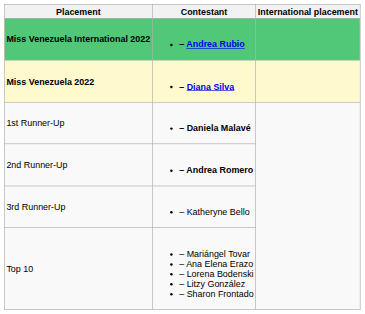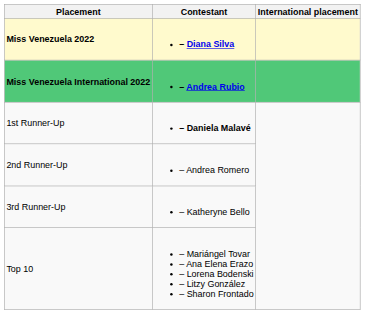rows swapped: (50, 82) <-> (78, 40)
(204, 170) bold -> (204, 170) normal
